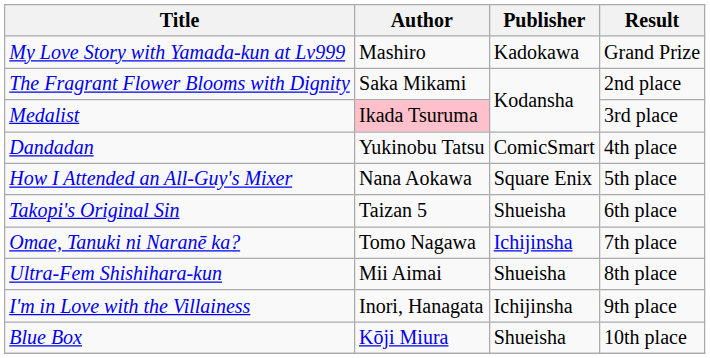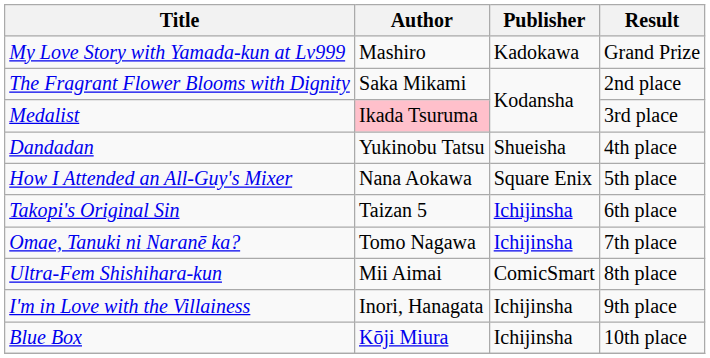(544, 147) ComicSmart -> (530, 147) Shueisha
(530, 210) Shueisha -> (533, 210) Ichijinsha
(530, 274) Shueisha -> (544, 274) ComicSmart
(530, 337) Shueisha -> (533, 337) Ichijinsha
